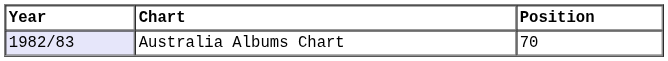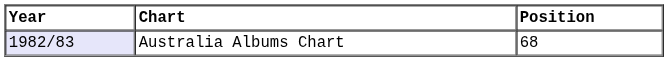(529, 43) 70 -> (529, 43) 68
